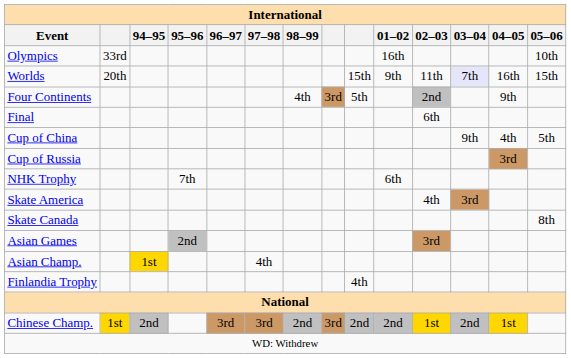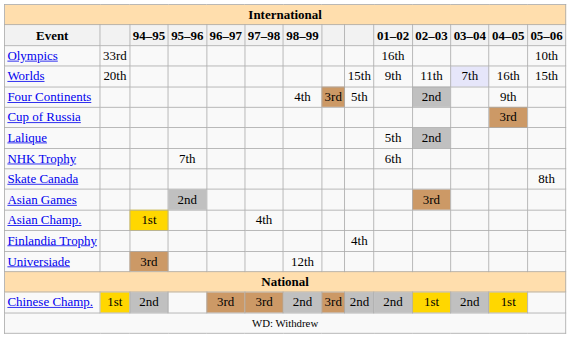- row: (21, 117)
- row: (42, 138)
+ row: (27, 138)
- row: (45, 199)
+ row: (39, 261)
